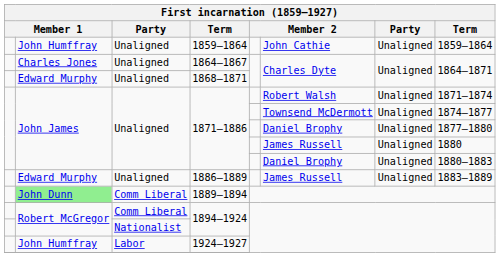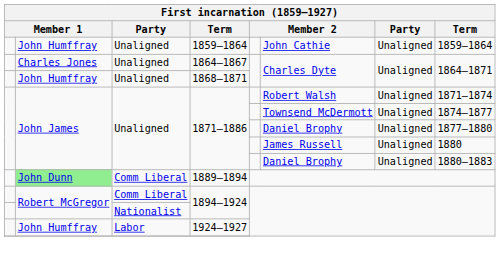(57, 79) Edward Murphy -> (57, 79) John Humffray
- row: (142, 178)
